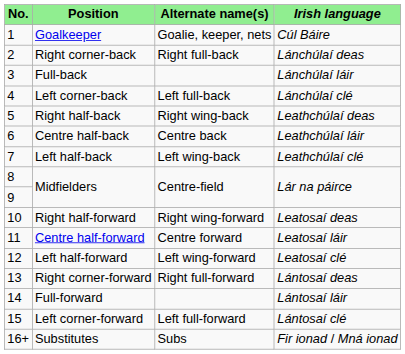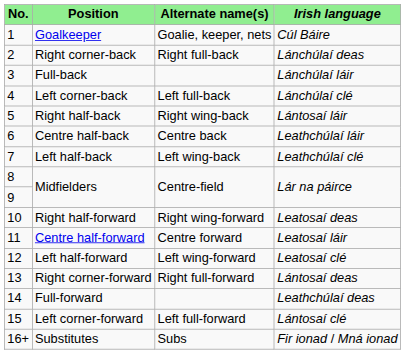(326, 116) Leathchúlaí deas -> (312, 116) Lántosaí láir
(312, 298) Lántosaí láir -> (326, 298) Leathchúlaí deas
